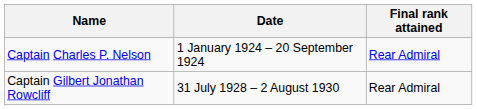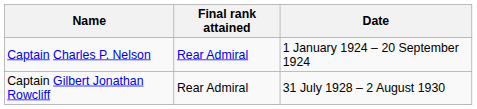columns swapped: (270, 21) <-> (419, 21)
